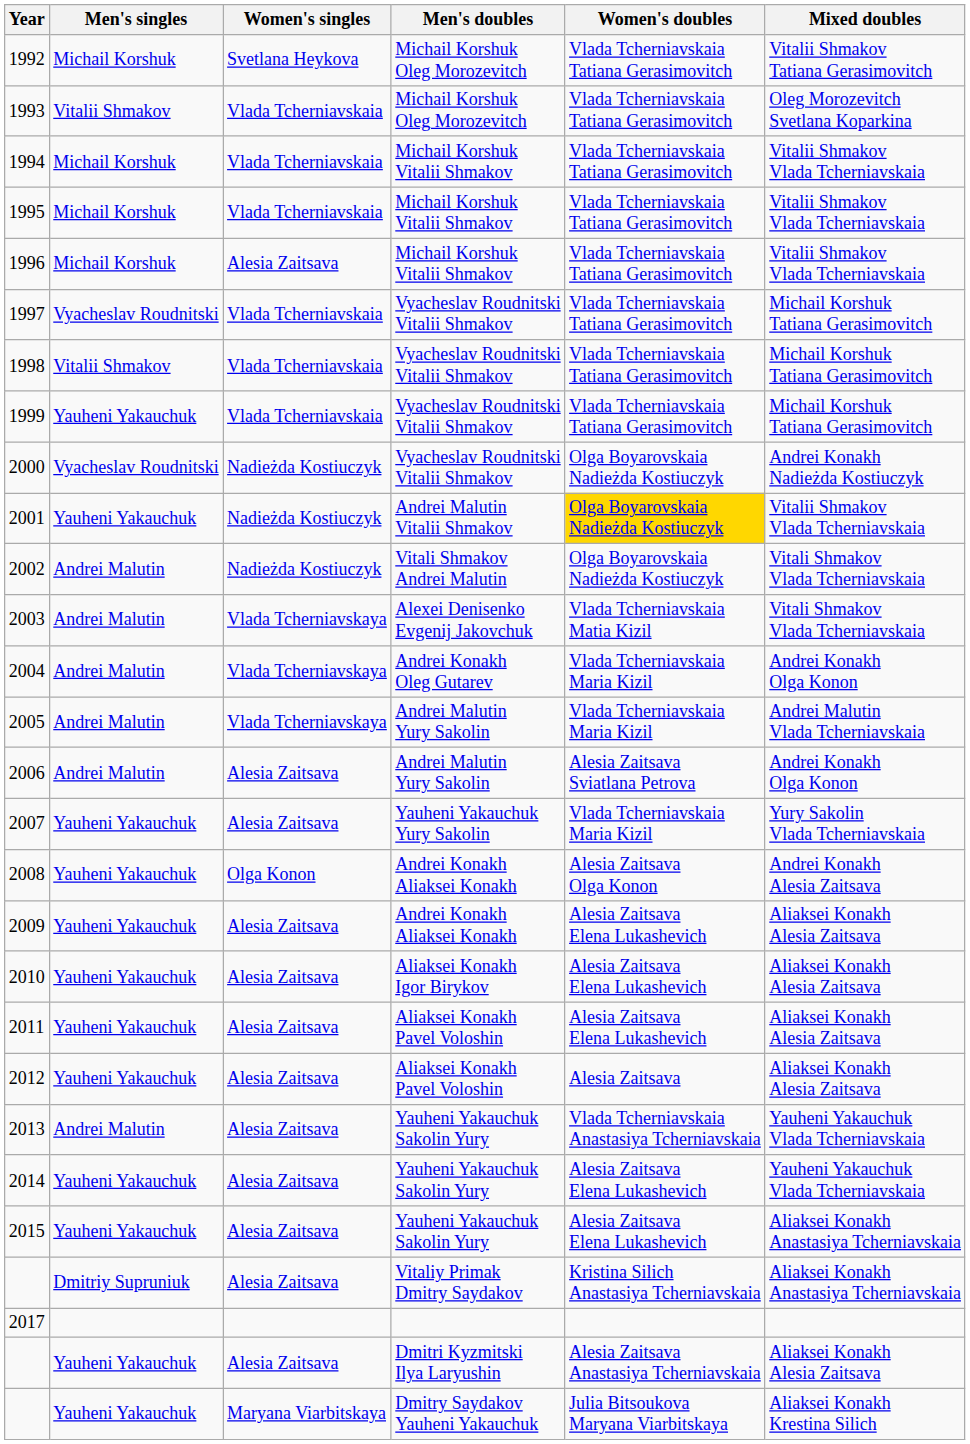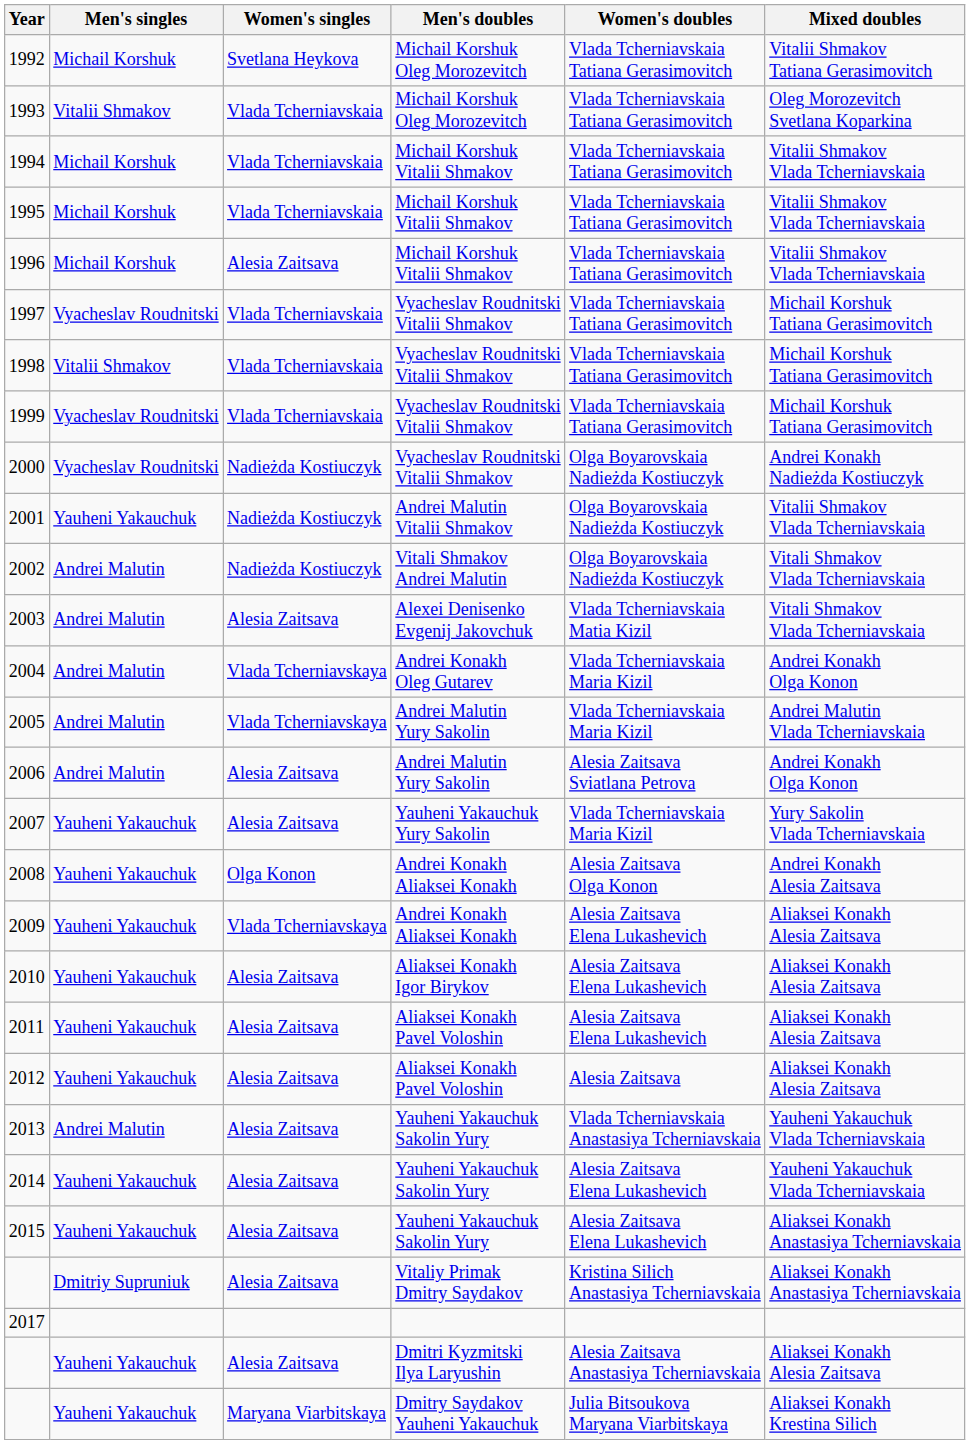(125, 416) Yauheni Yakauchuk -> (136, 416) Vyacheslav Roudnitski
(646, 518) gold background -> (646, 518) no background
(307, 620) Vlada Tcherniavskaya -> (283, 620) Alesia Zaitsava
(283, 925) Alesia Zaitsava -> (307, 925) Vlada Tcherniavskaya
